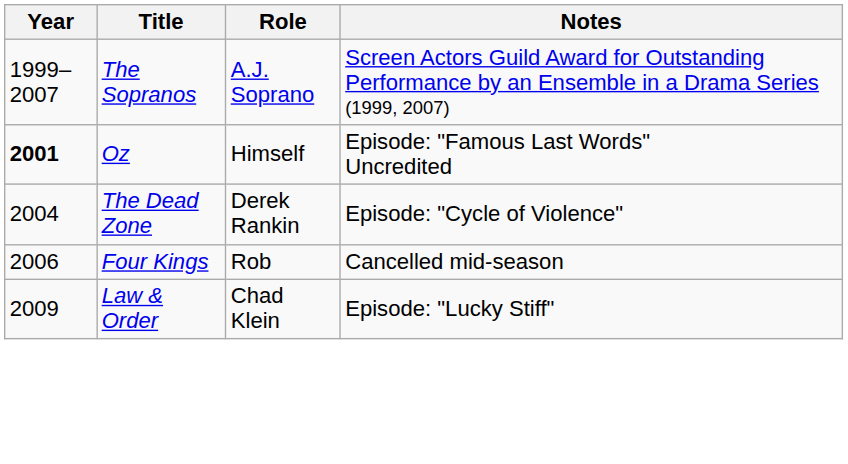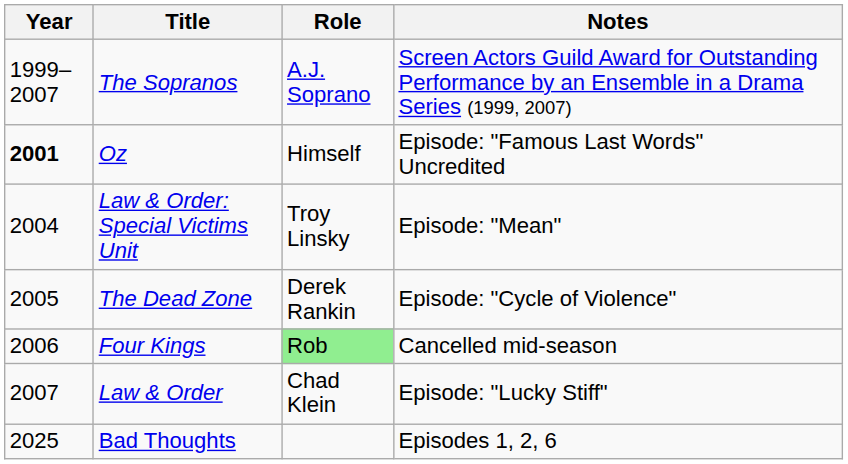+ row: (173, 226)
(34, 214) 2004 -> (34, 298) 2005
(251, 261) no background -> (307, 346) lightgreen background
(34, 308) 2009 -> (34, 393) 2007
+ row: (167, 441)
